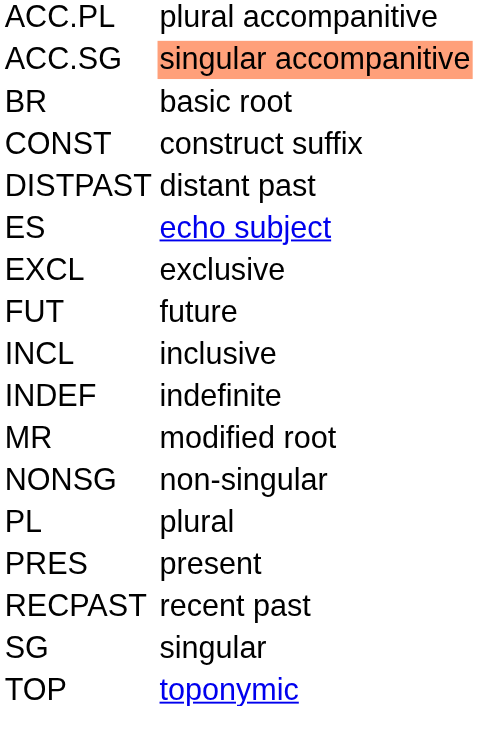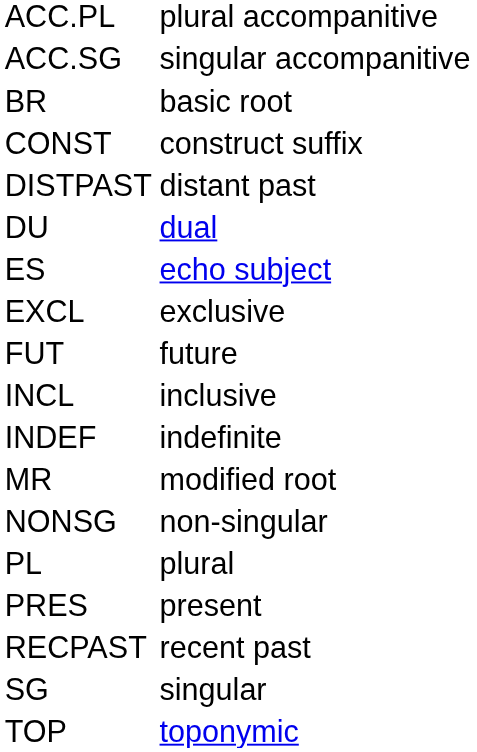(315, 59) lightsalmon background -> (315, 59) no background
+ row: (27, 227)
